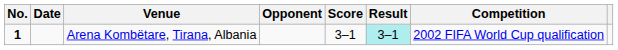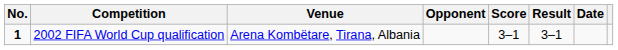columns swapped: (47, 14) <-> (509, 14)
(388, 34) paleturquoise background -> (552, 34) no background
